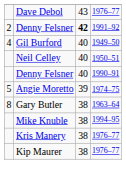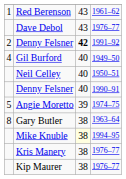+ row: (43, 12)
(83, 120) no background -> (83, 136) lightyellow background
